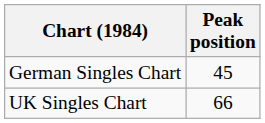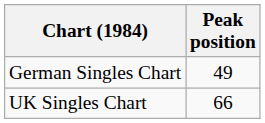(223, 72) 45 -> (223, 72) 49
